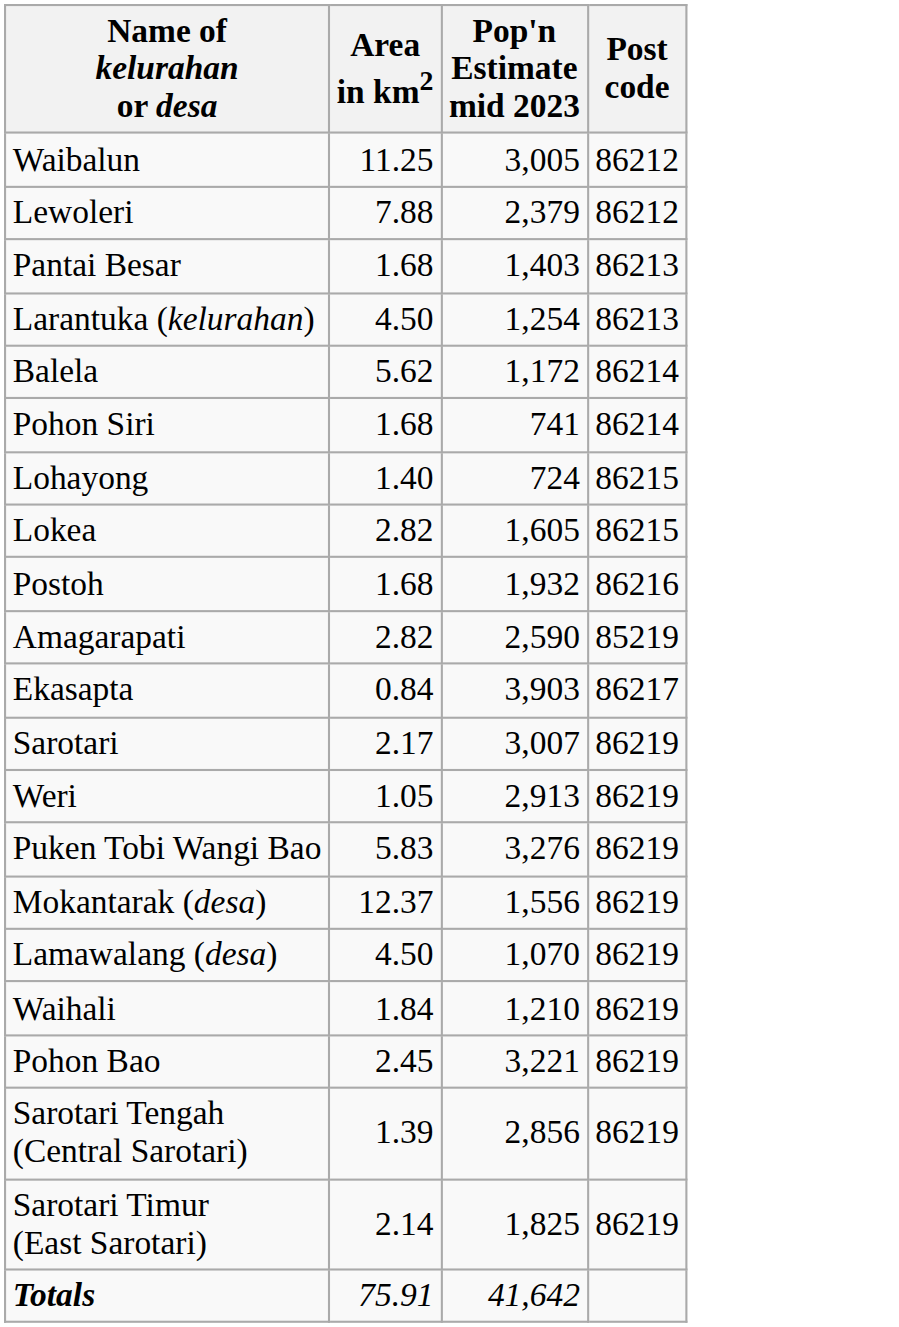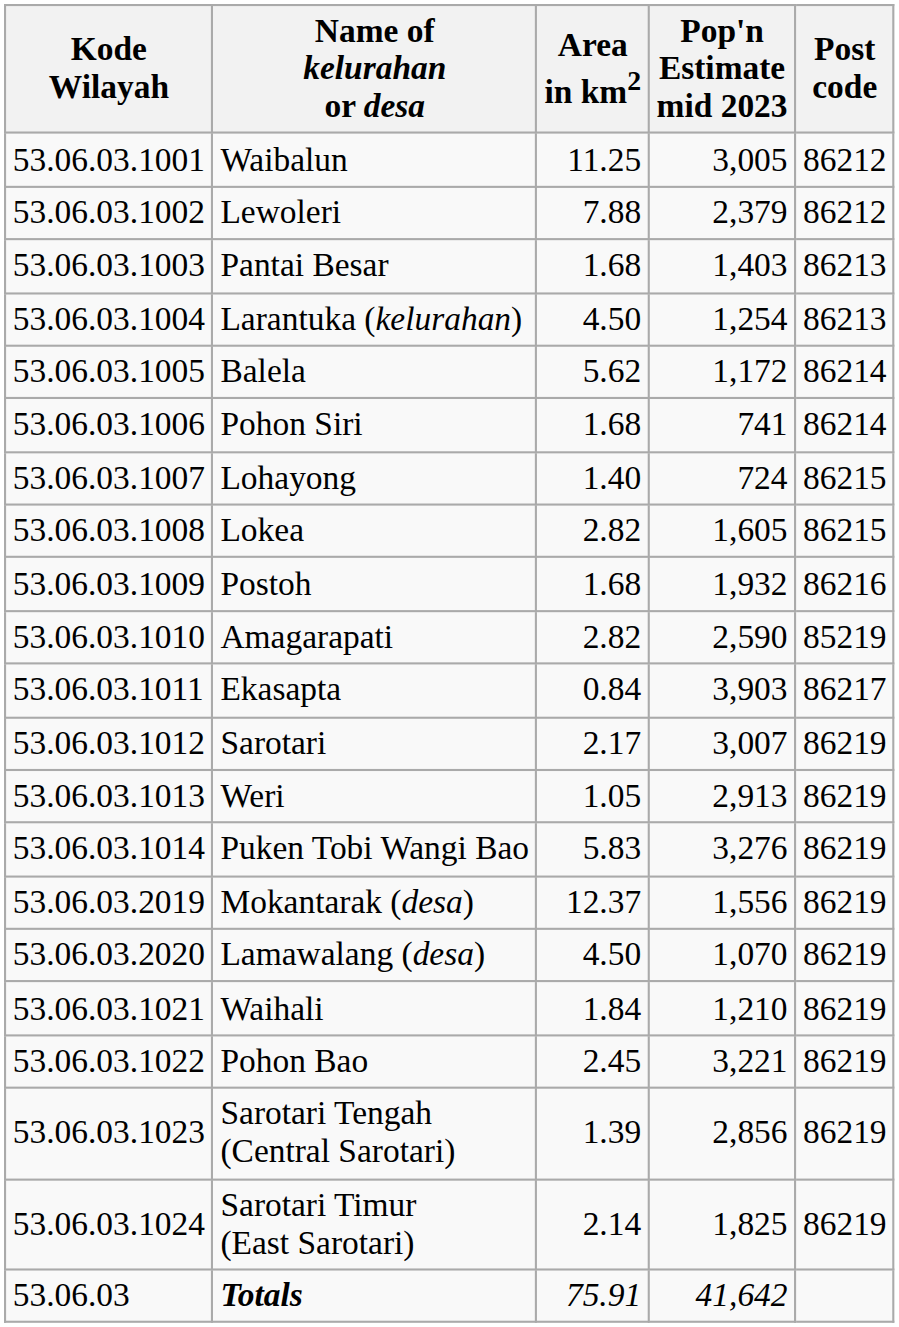+ column: (109, 68)
